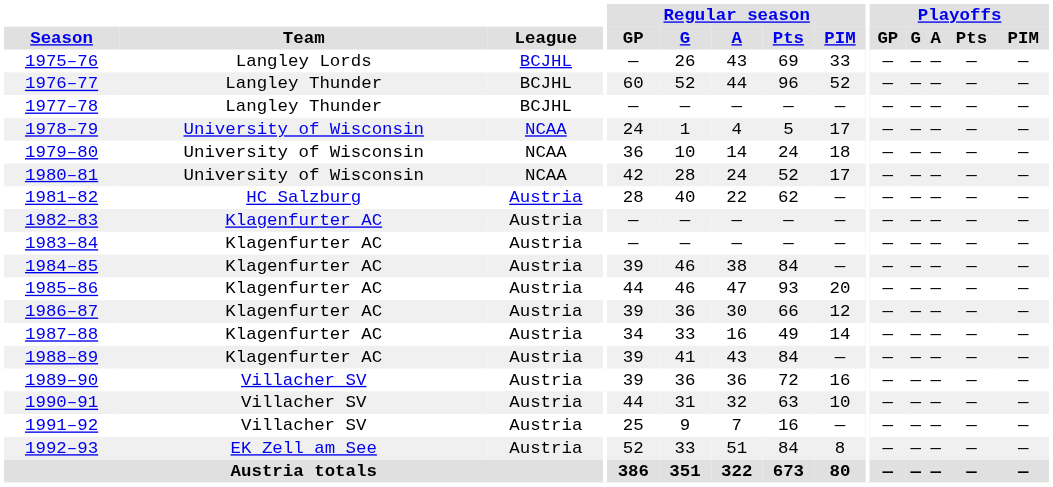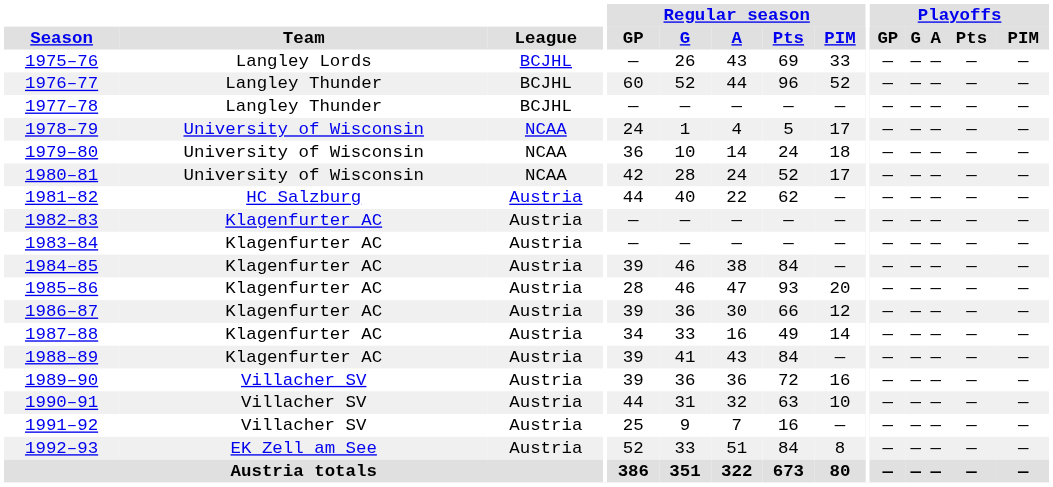(633, 198) 28 -> (633, 198) 44
(633, 289) 44 -> (633, 289) 28
